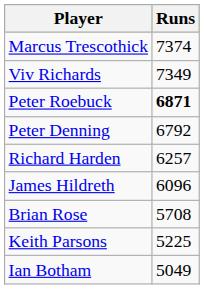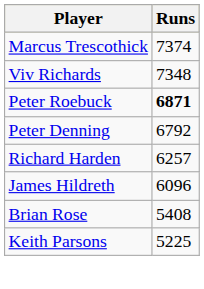(174, 74) 7349 -> (174, 74) 7348
(174, 213) 5708 -> (174, 213) 5408
- row: (50, 269)
